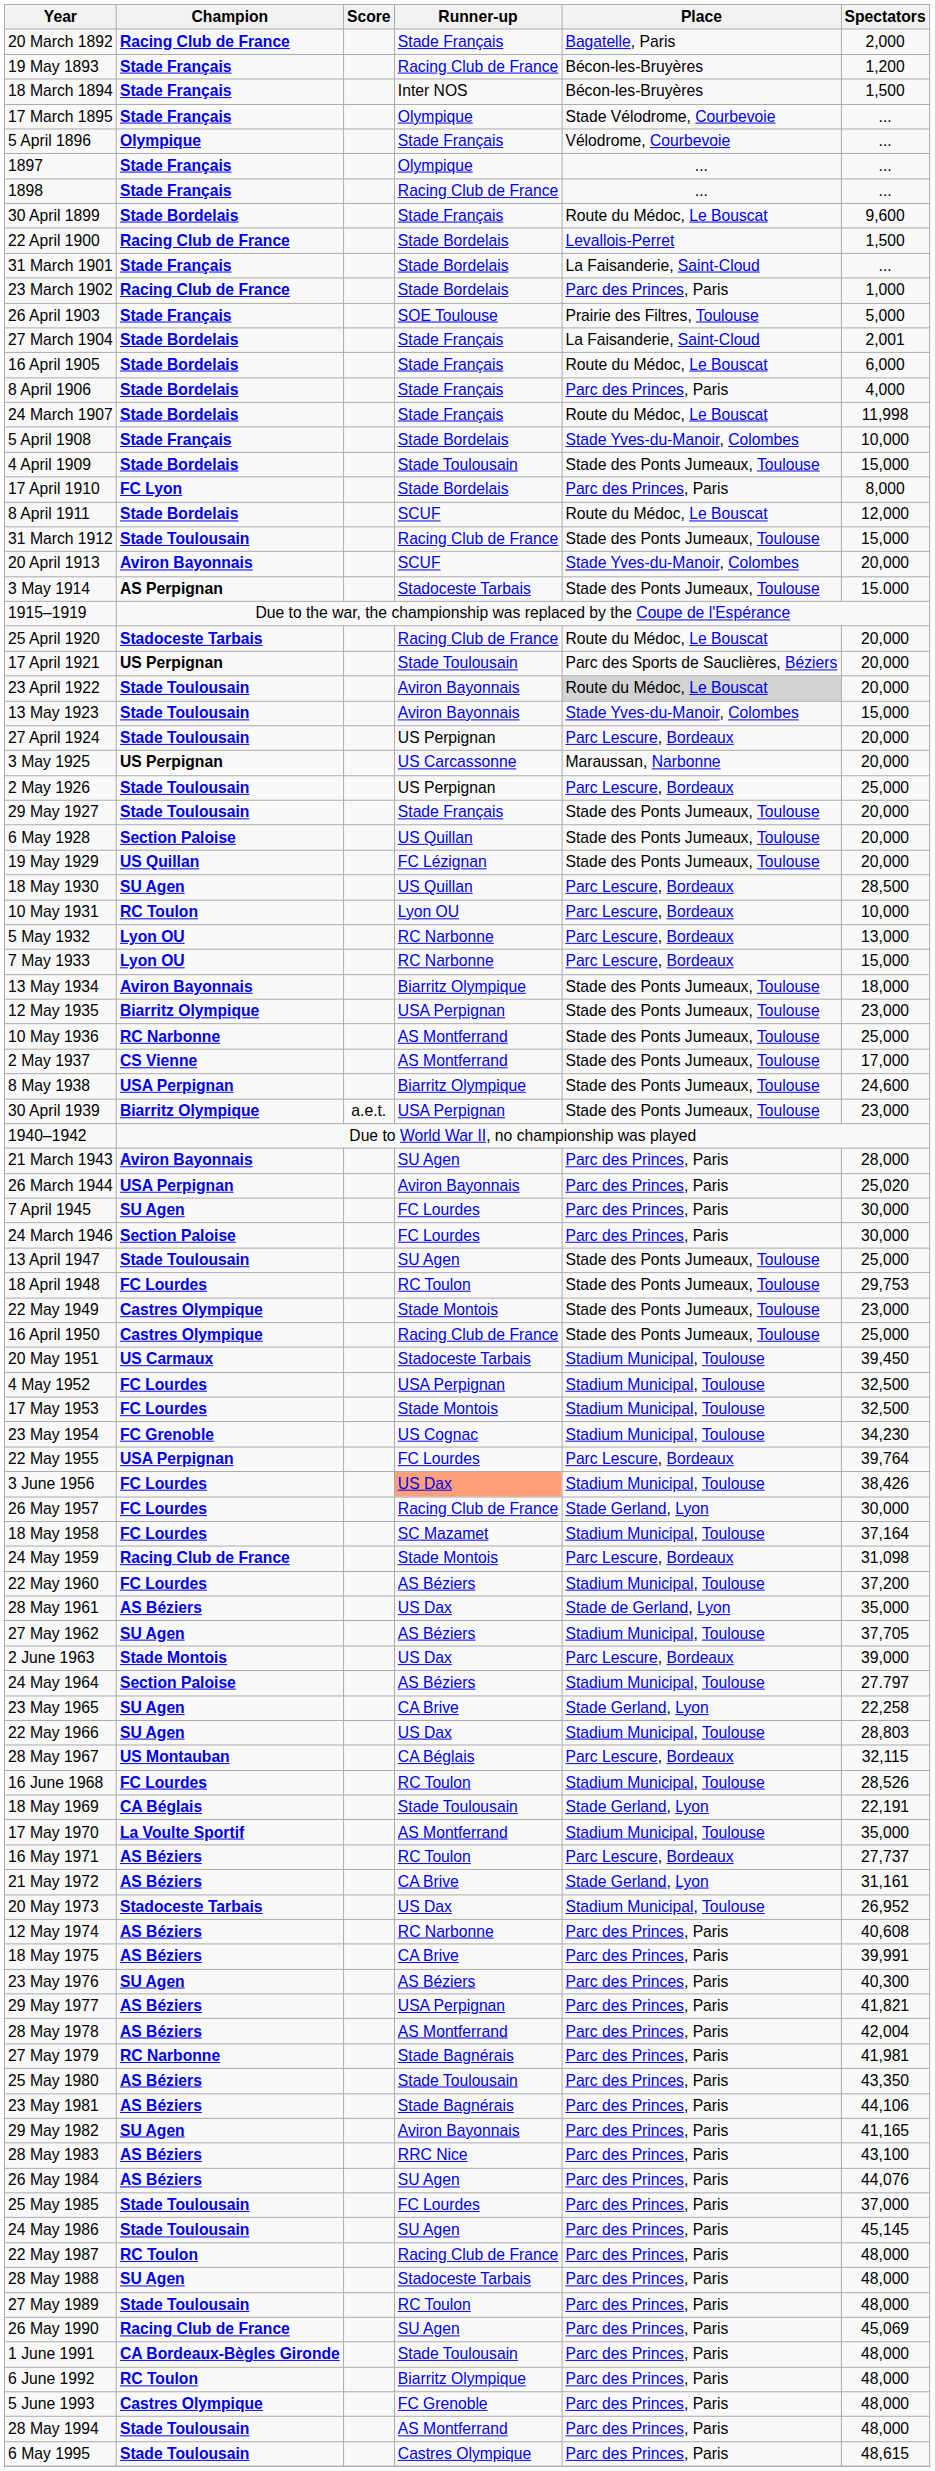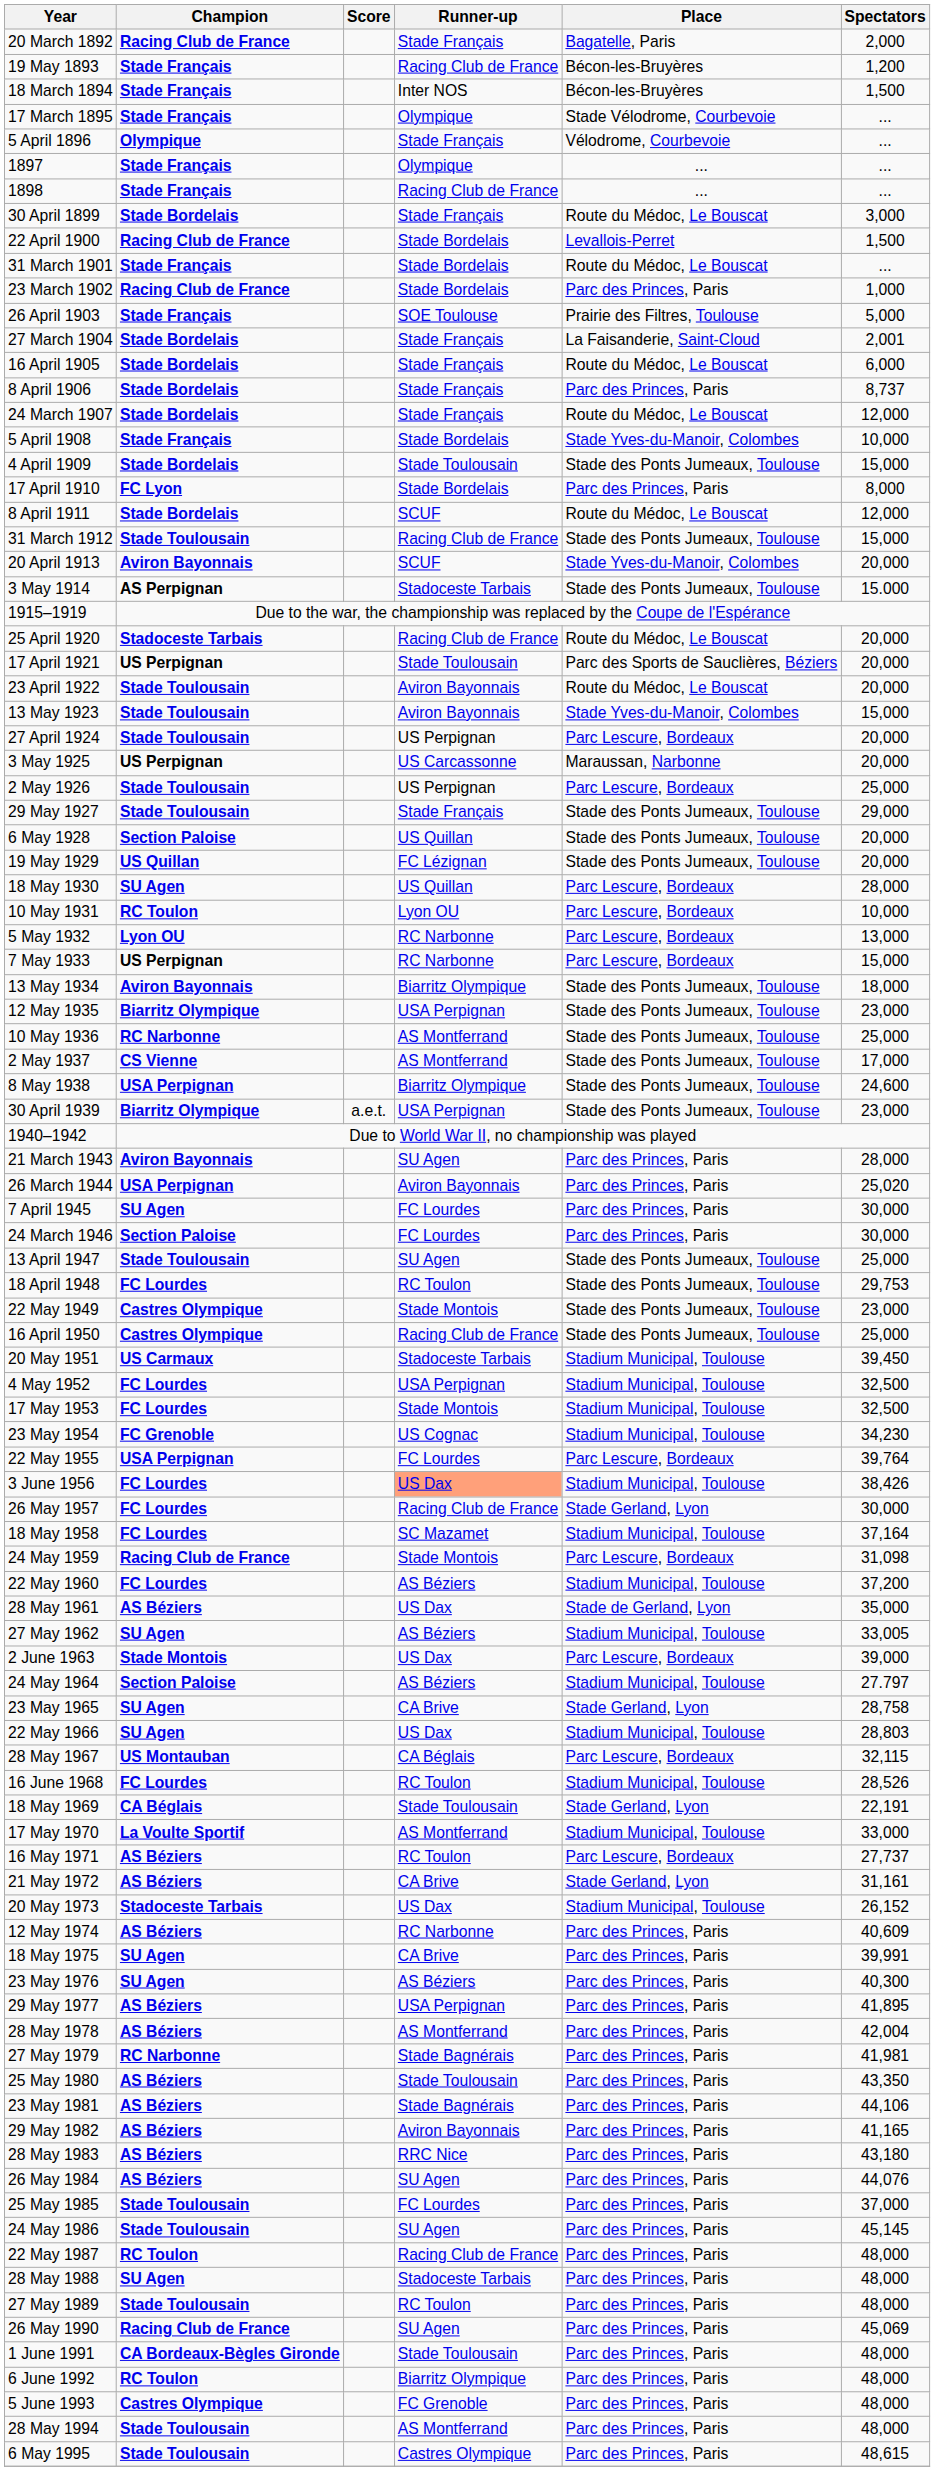(885, 215) 9,600 -> (885, 215) 3,000
(663, 265) La Faisanderie, Saint-Cloud -> (667, 265) Route du Médoc, Le Bouscat
(885, 389) 4,000 -> (885, 389) 8,737
(885, 414) 11,998 -> (885, 414) 12,000
(667, 688) lightgrey background -> (667, 688) no background
(885, 812) 20,000 -> (885, 812) 29,000
(885, 887) 28,500 -> (885, 887) 28,000
(152, 961) Lyon OU -> (171, 961) US Perpignan
(885, 1633) 37,705 -> (885, 1633) 33,005
(885, 1707) 22,258 -> (885, 1707) 28,758
(885, 1832) 35,000 -> (885, 1832) 33,000
(885, 1906) 26,952 -> (885, 1906) 26,152
(885, 1931) 40,608 -> (885, 1931) 40,609
(161, 1956) AS Béziers -> (152, 1956) SU Agen
(885, 2006) 41,821 -> (885, 2006) 41,895
(152, 2130) SU Agen -> (161, 2130) AS Béziers
(885, 2155) 43,100 -> (885, 2155) 43,180
